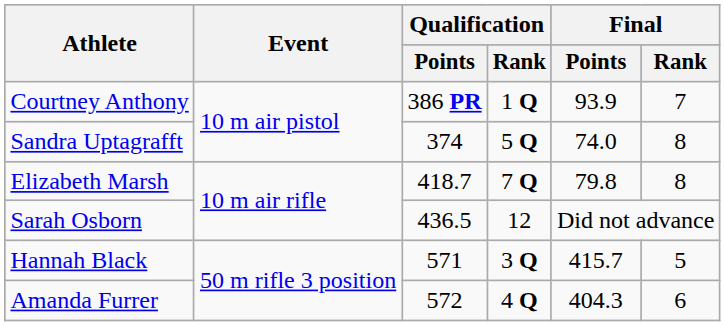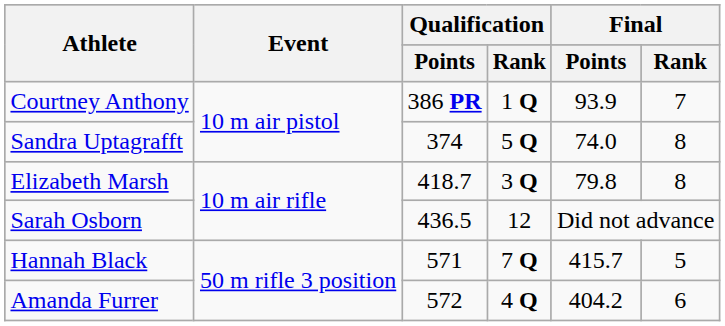(519, 181) 7 Q -> (519, 181) 3 Q
(519, 260) 3 Q -> (519, 260) 7 Q
(596, 300) 404.3 -> (596, 300) 404.2
